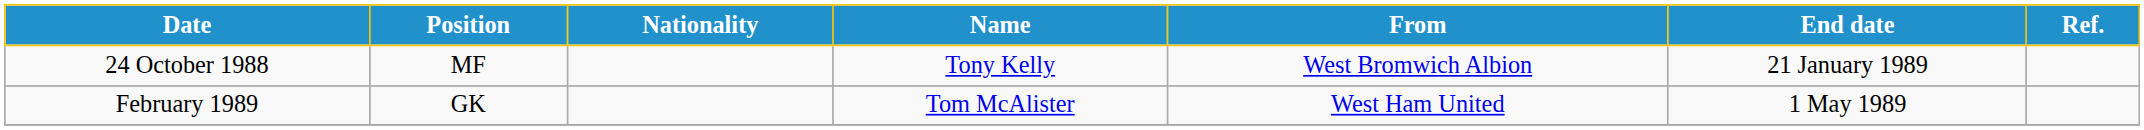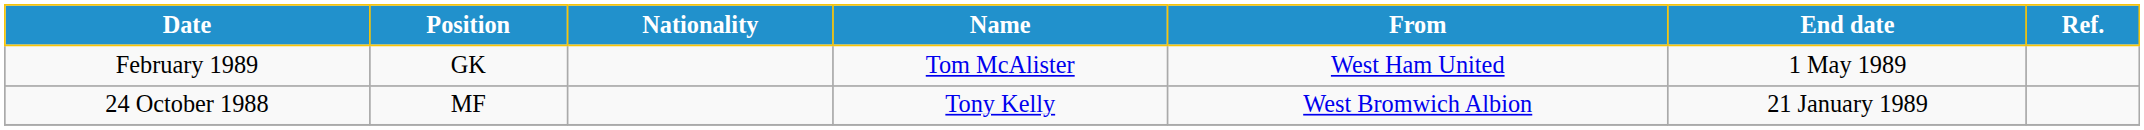rows swapped: (187, 65) <-> (187, 105)
